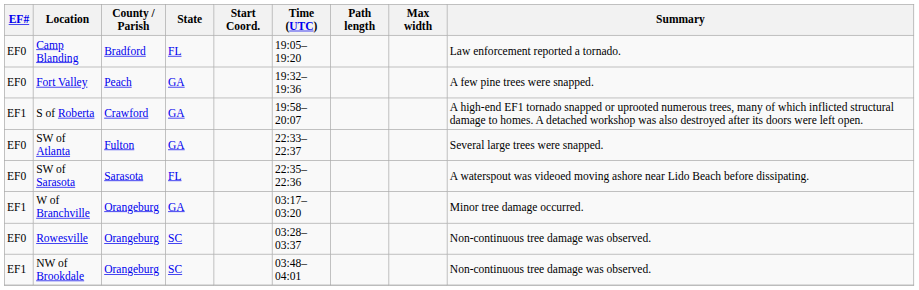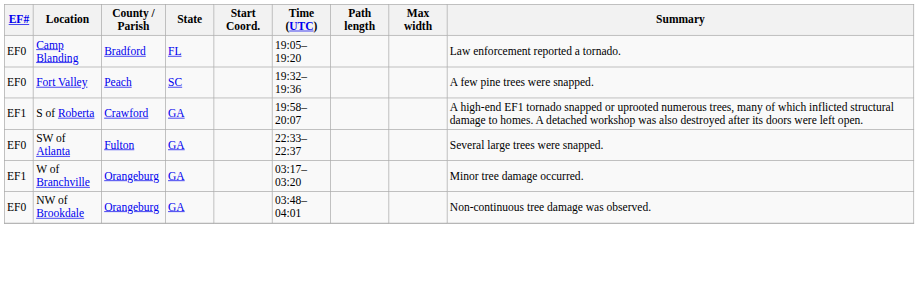(176, 82) GA -> (175, 82) SC
- row: (56, 176)
- row: (62, 238)
(17, 269) EF1 -> (17, 207) EF0
(175, 269) SC -> (176, 207) GA
